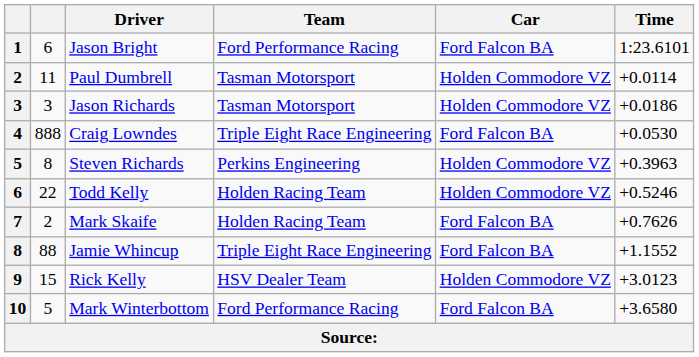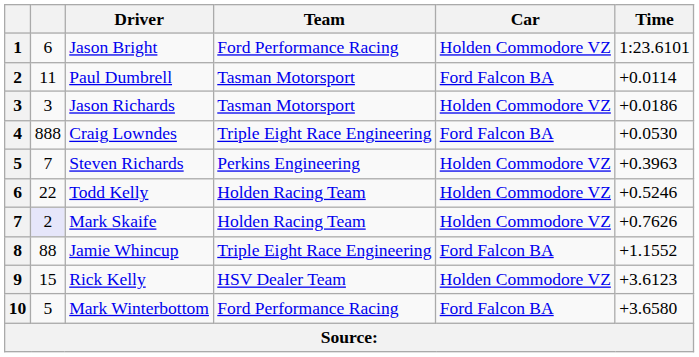(497, 47) Ford Falcon BA -> (525, 47) Holden Commodore VZ
(525, 76) Holden Commodore VZ -> (497, 76) Ford Falcon BA
(48, 163) 8 -> (48, 163) 7
(48, 221) no background -> (48, 221) lavender background
(497, 221) Ford Falcon BA -> (525, 221) Holden Commodore VZ
(648, 279) +3.0123 -> (648, 279) +3.6123
